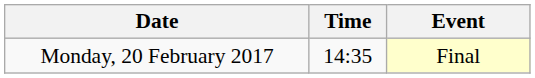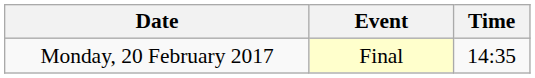columns swapped: (348, 21) <-> (458, 21)
